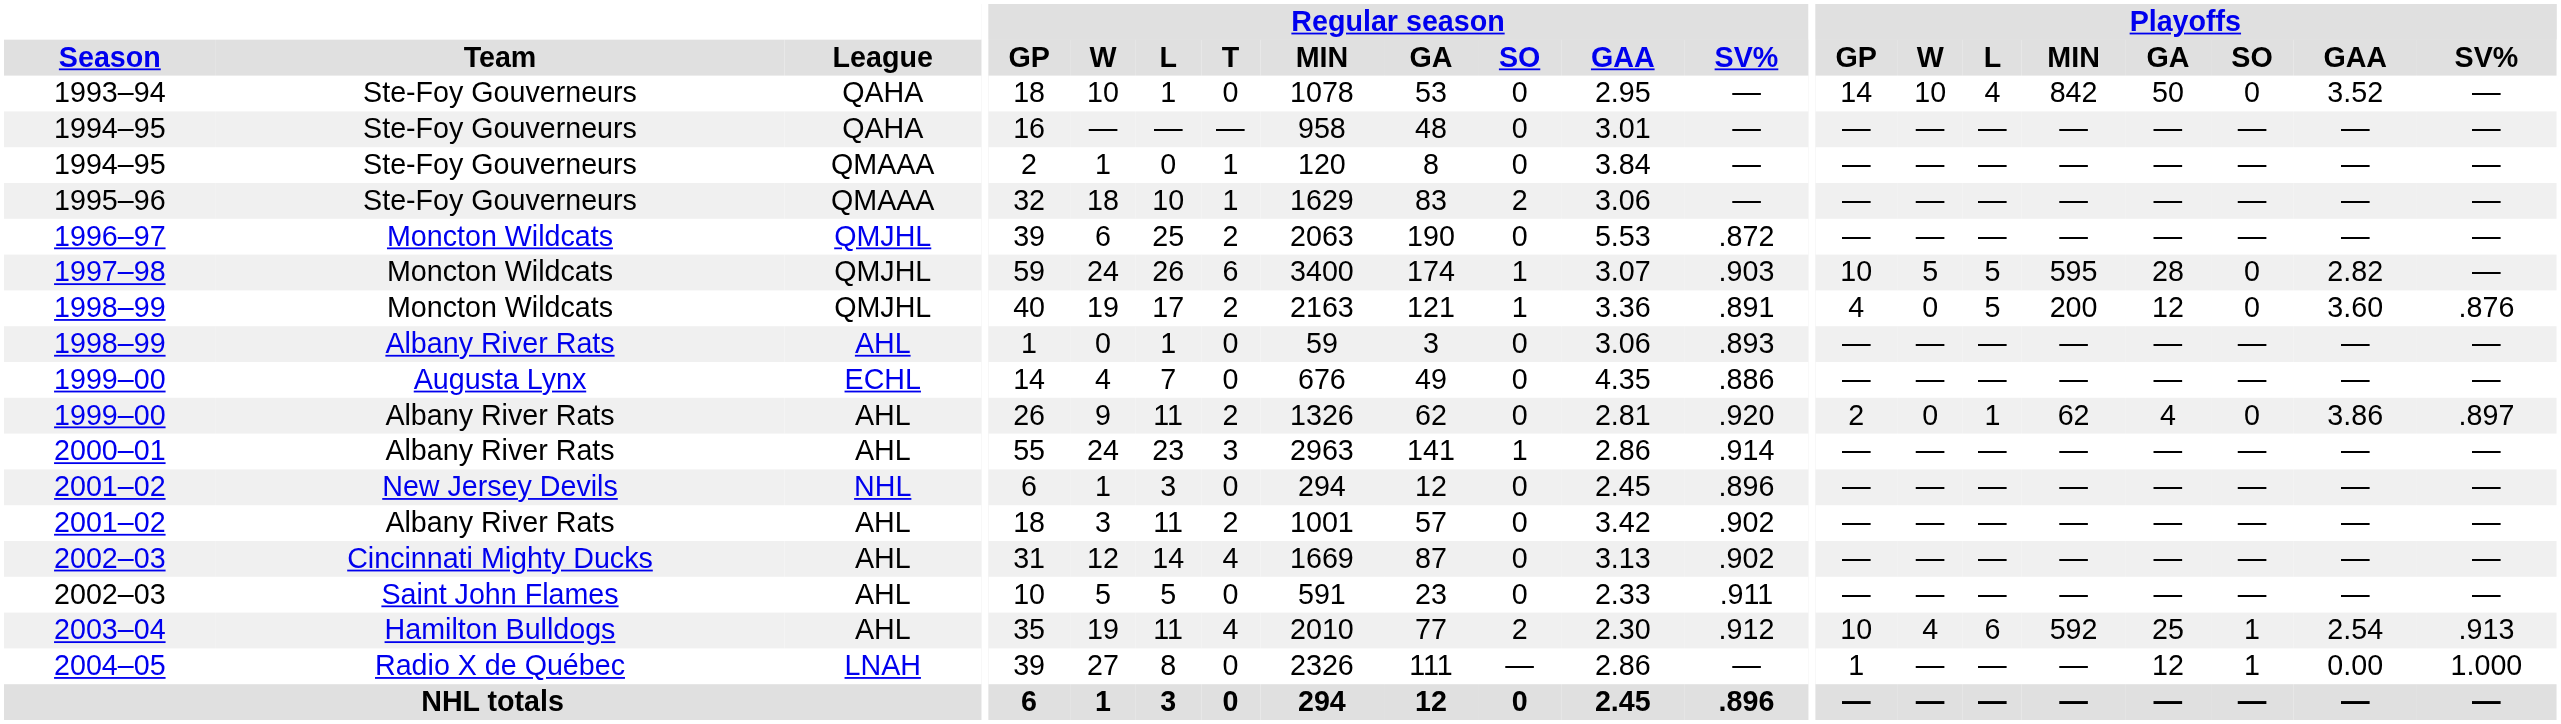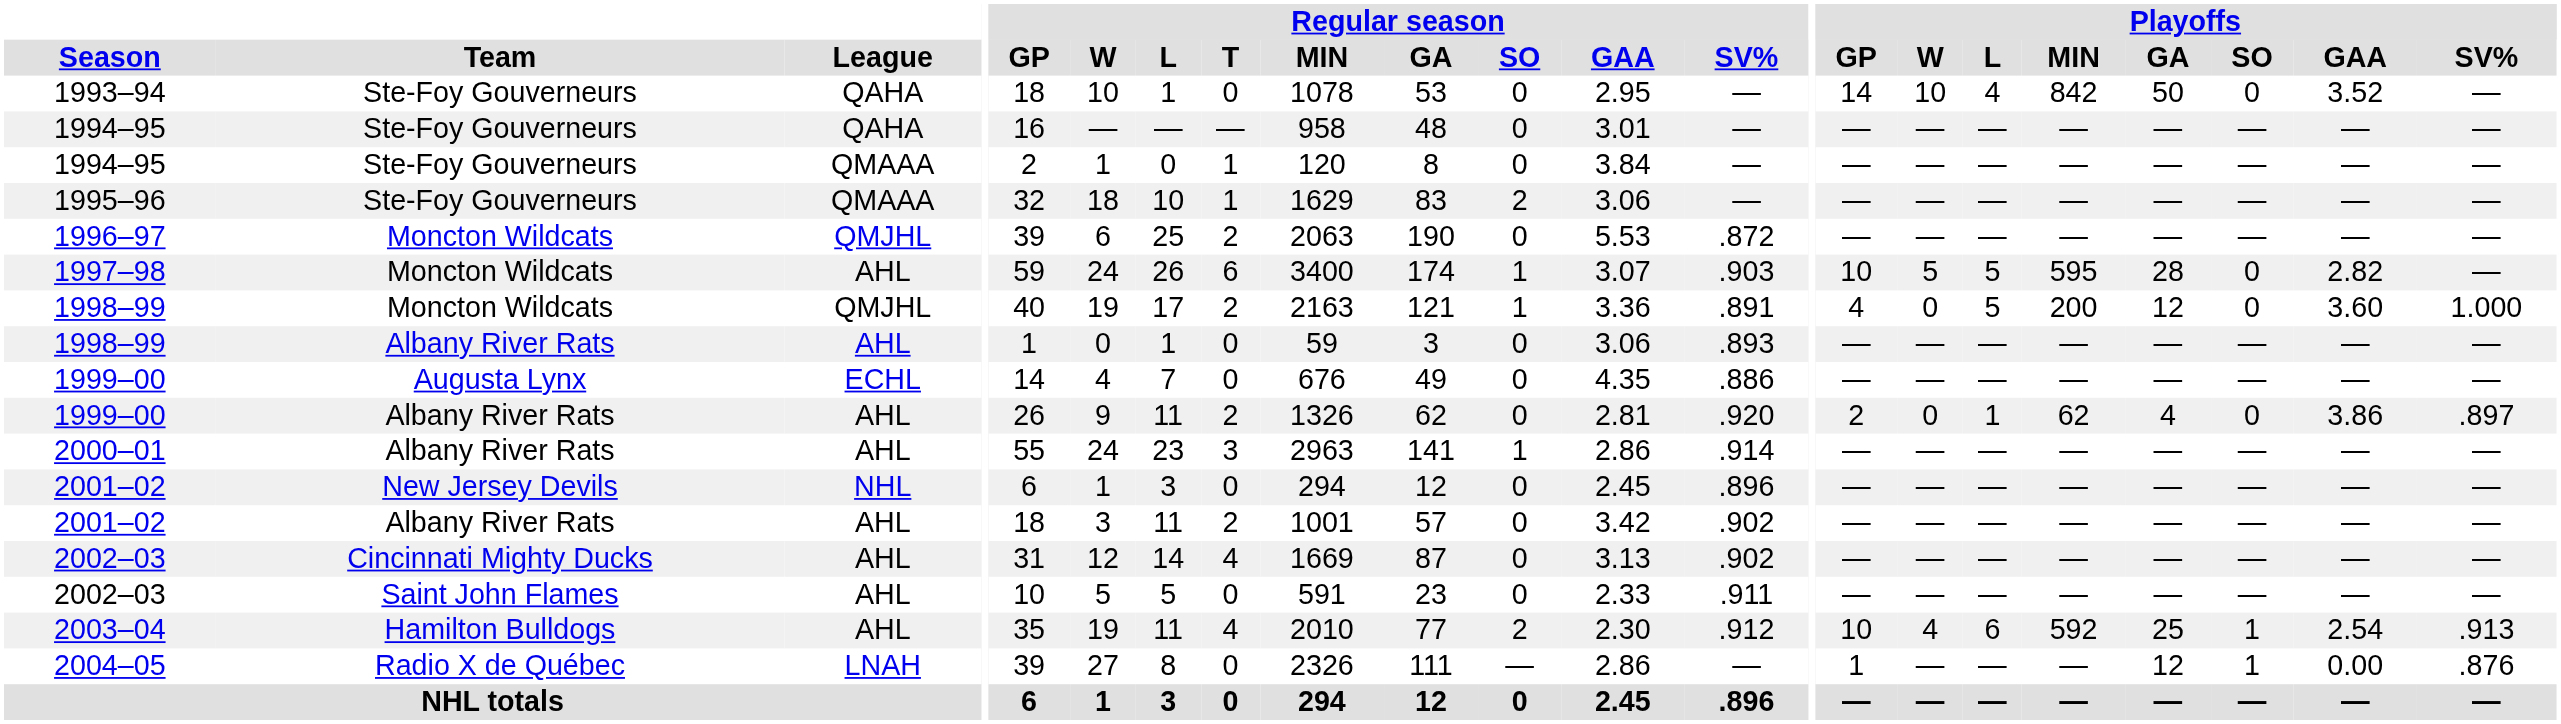(883, 272) QMJHL -> (883, 272) AHL
(2486, 307) .876 -> (2486, 307) 1.000
(2486, 665) 1.000 -> (2486, 665) .876
